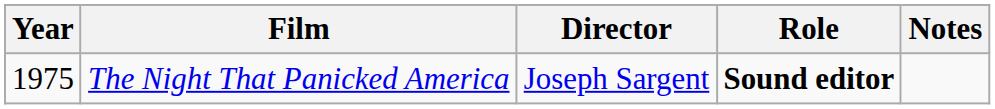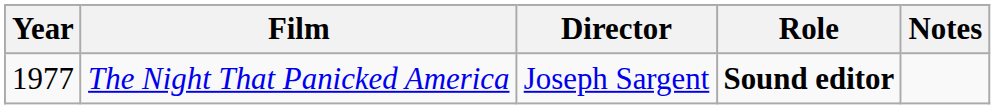(43, 77) 1975 -> (43, 77) 1977
